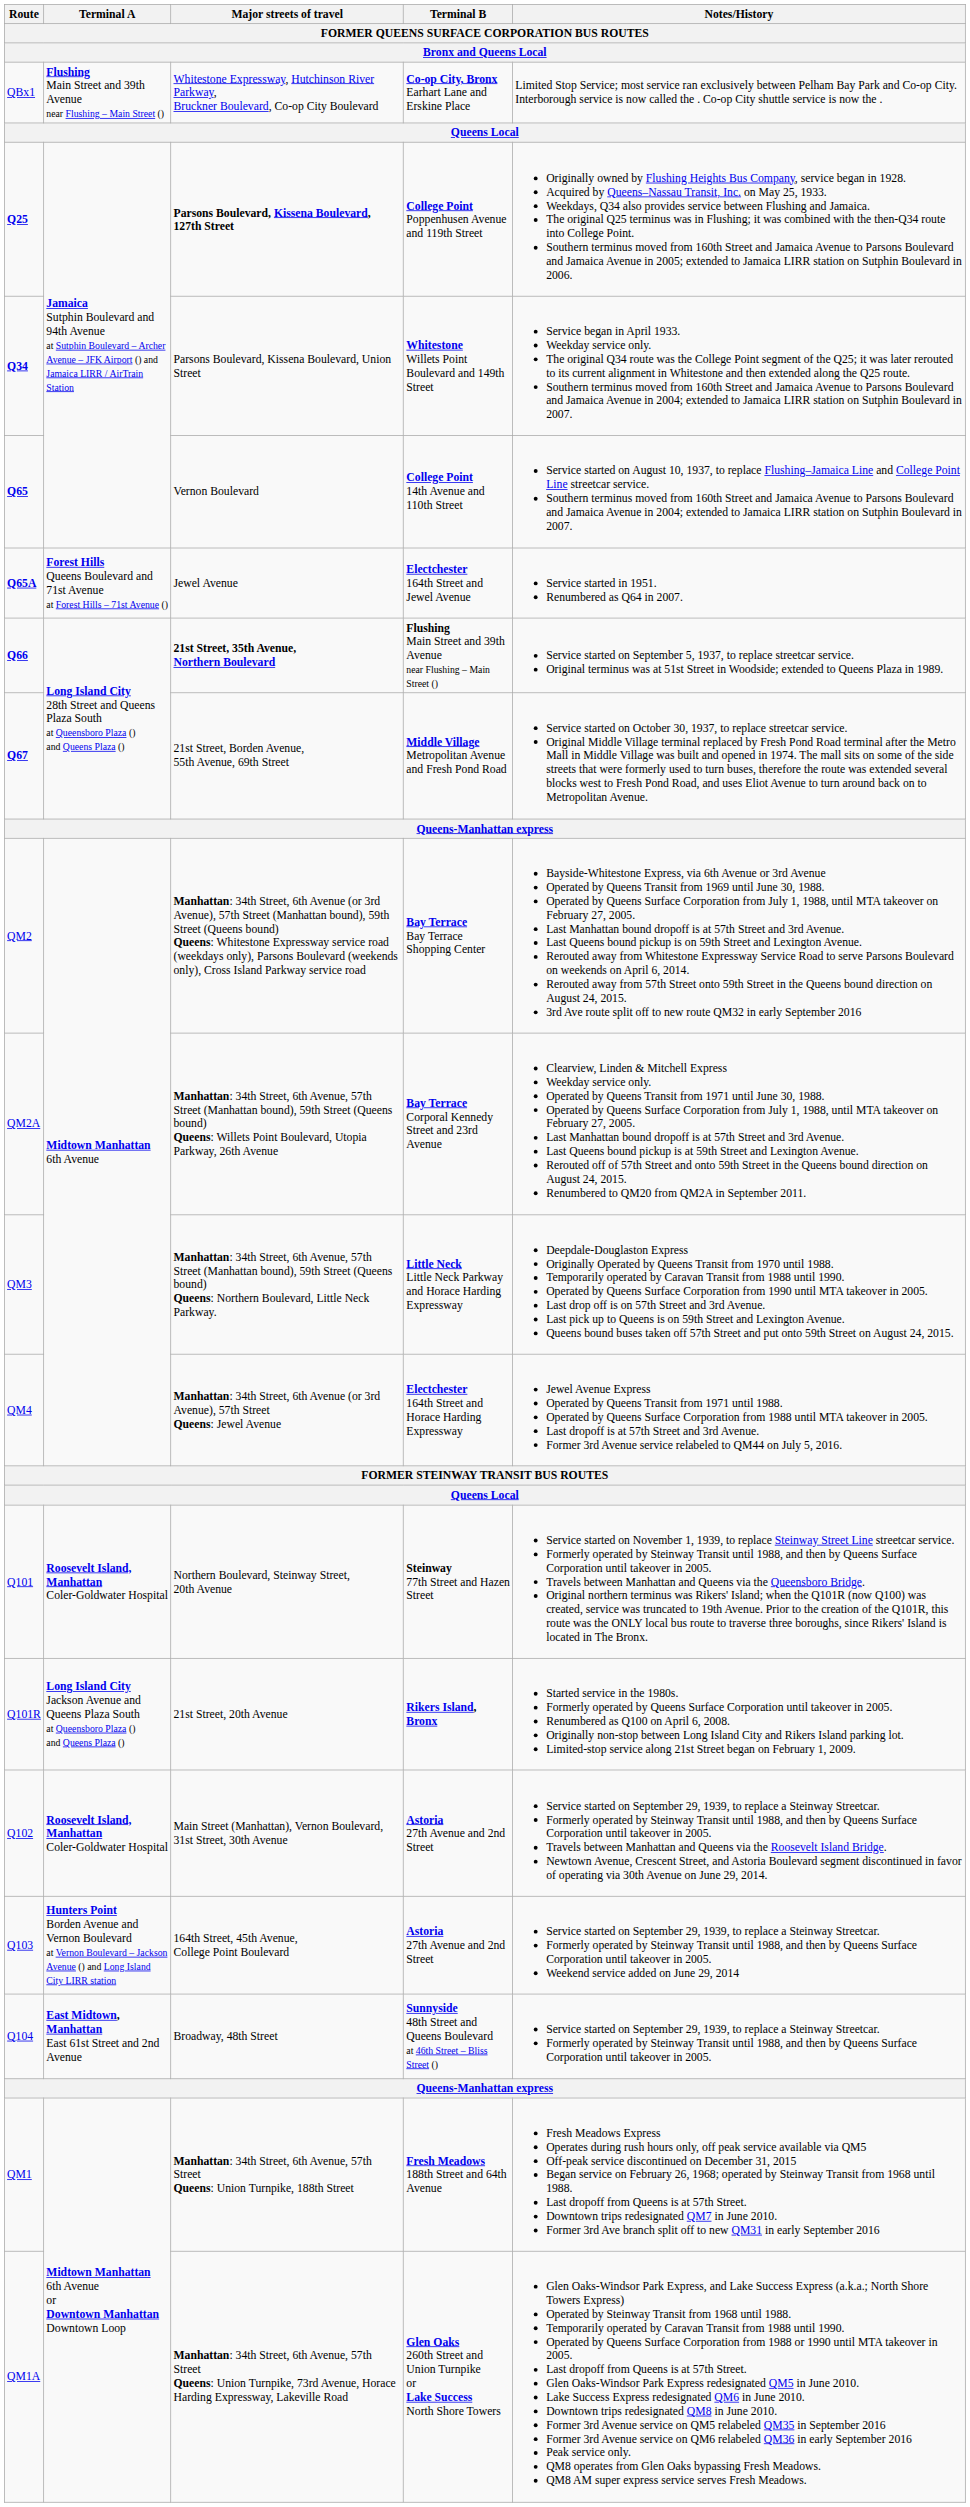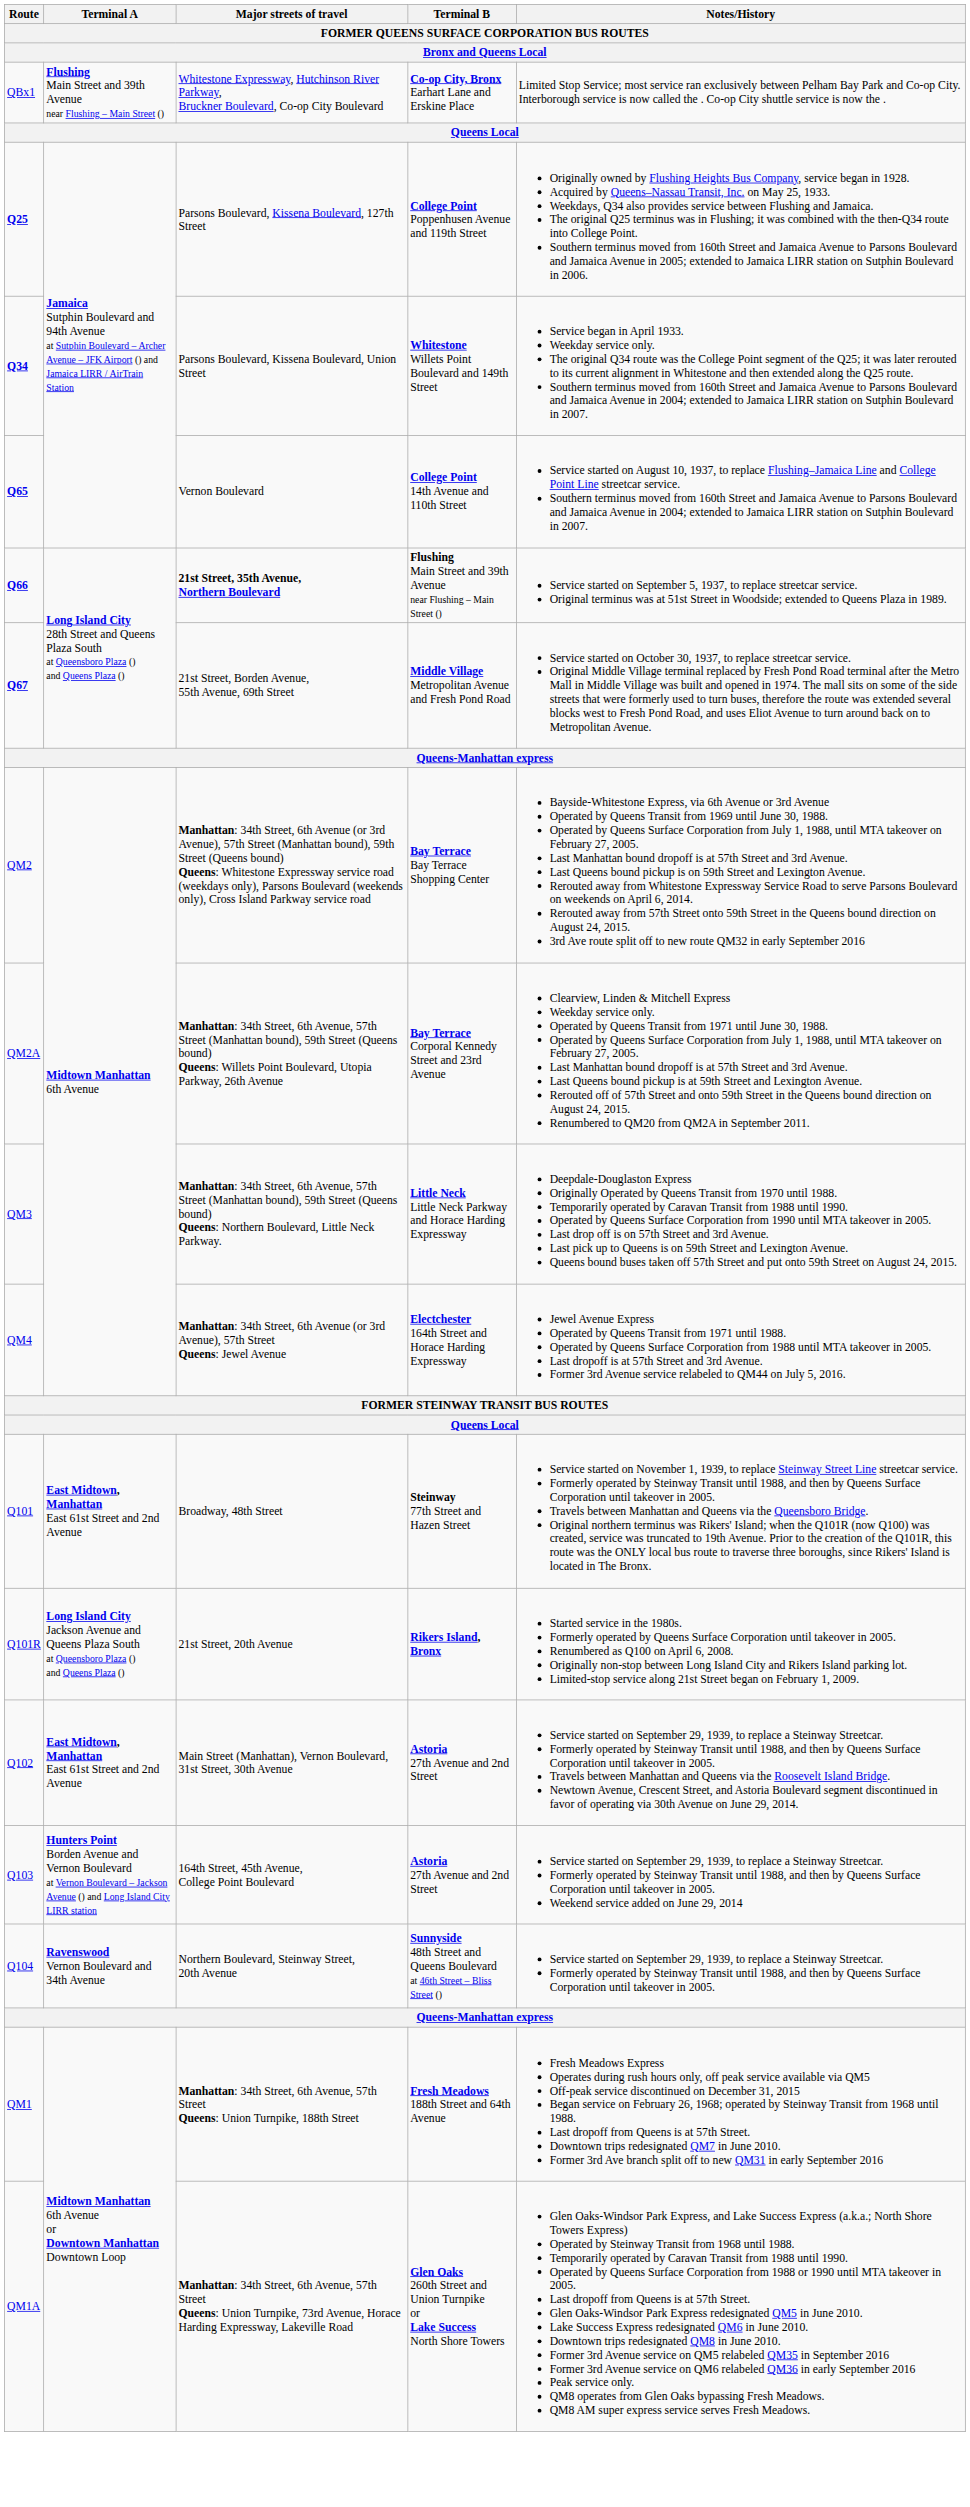(272, 219) bold -> (286, 219) normal
- row: (22, 583)
(107, 1581) Roosevelt Island, Manhattan Coler-Goldwater Hospital -> (103, 1511) East Midtown, Manhattan East 61st Street and 2nd Avenue
(262, 1581) Northern Boulevard, Steinway Street, 20th Avenue -> (231, 1511) Broadway, 48th Street
(107, 1833) Roosevelt Island, Manhattan Coler-Goldwater Hospital -> (103, 1763) East Midtown, Manhattan East 61st Street and 2nd Avenue
(103, 2036) East Midtown, Manhattan East 61st Street and 2nd Avenue -> (99, 1966) Ravenswood Vernon Boulevard and 34th Avenue
(226, 2036) Broadway, 48th Street -> (267, 1966) Northern Boulevard, Steinway Street, 20th Avenue
